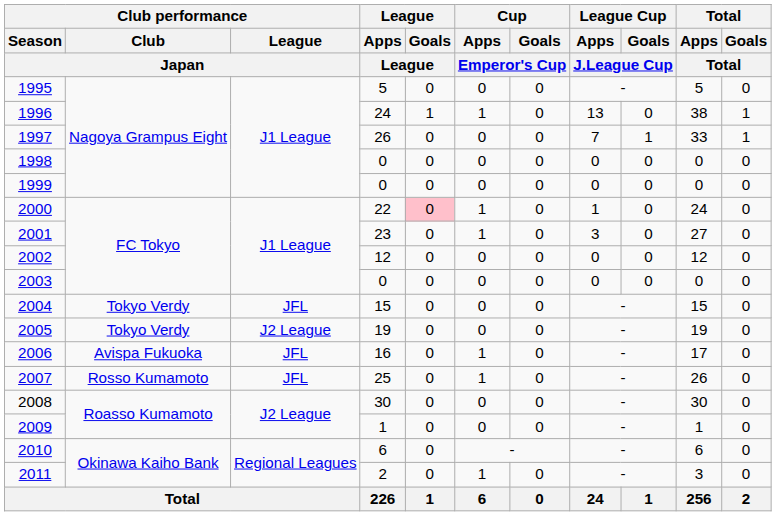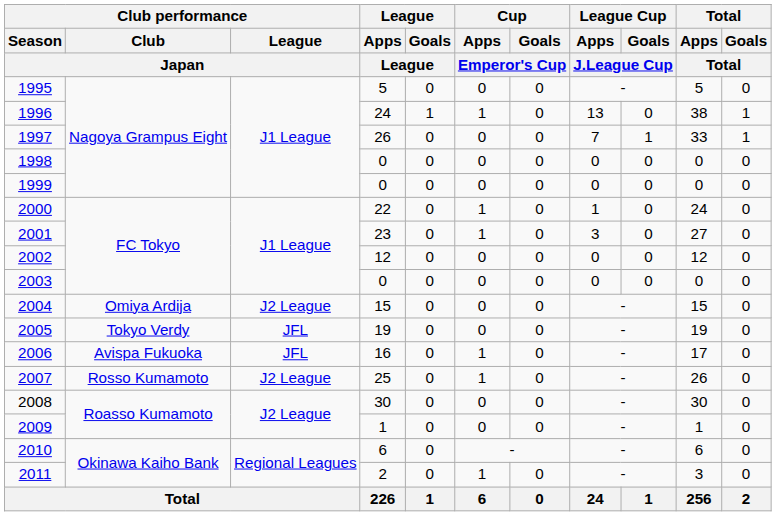(430, 209) pink background -> (430, 209) no background
(148, 305) Tokyo Verdy -> (148, 305) Omiya Ardija
(295, 305) JFL -> (295, 305) J2 League
(295, 329) J2 League -> (295, 329) JFL
(295, 378) JFL -> (295, 378) J2 League
